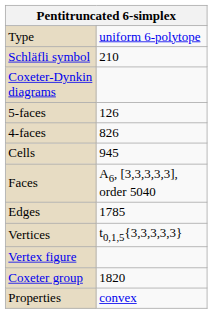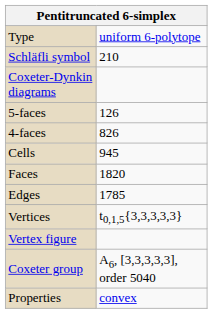(139, 183) A6, [3,3,3,3,3], order 5040 -> (112, 174) 1820
(112, 277) 1820 -> (139, 268) A6, [3,3,3,3,3], order 5040
